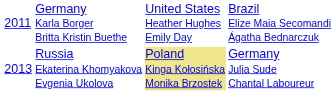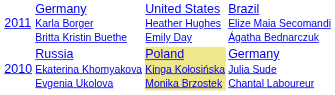(18, 68) 2013 -> (18, 68) 2010
